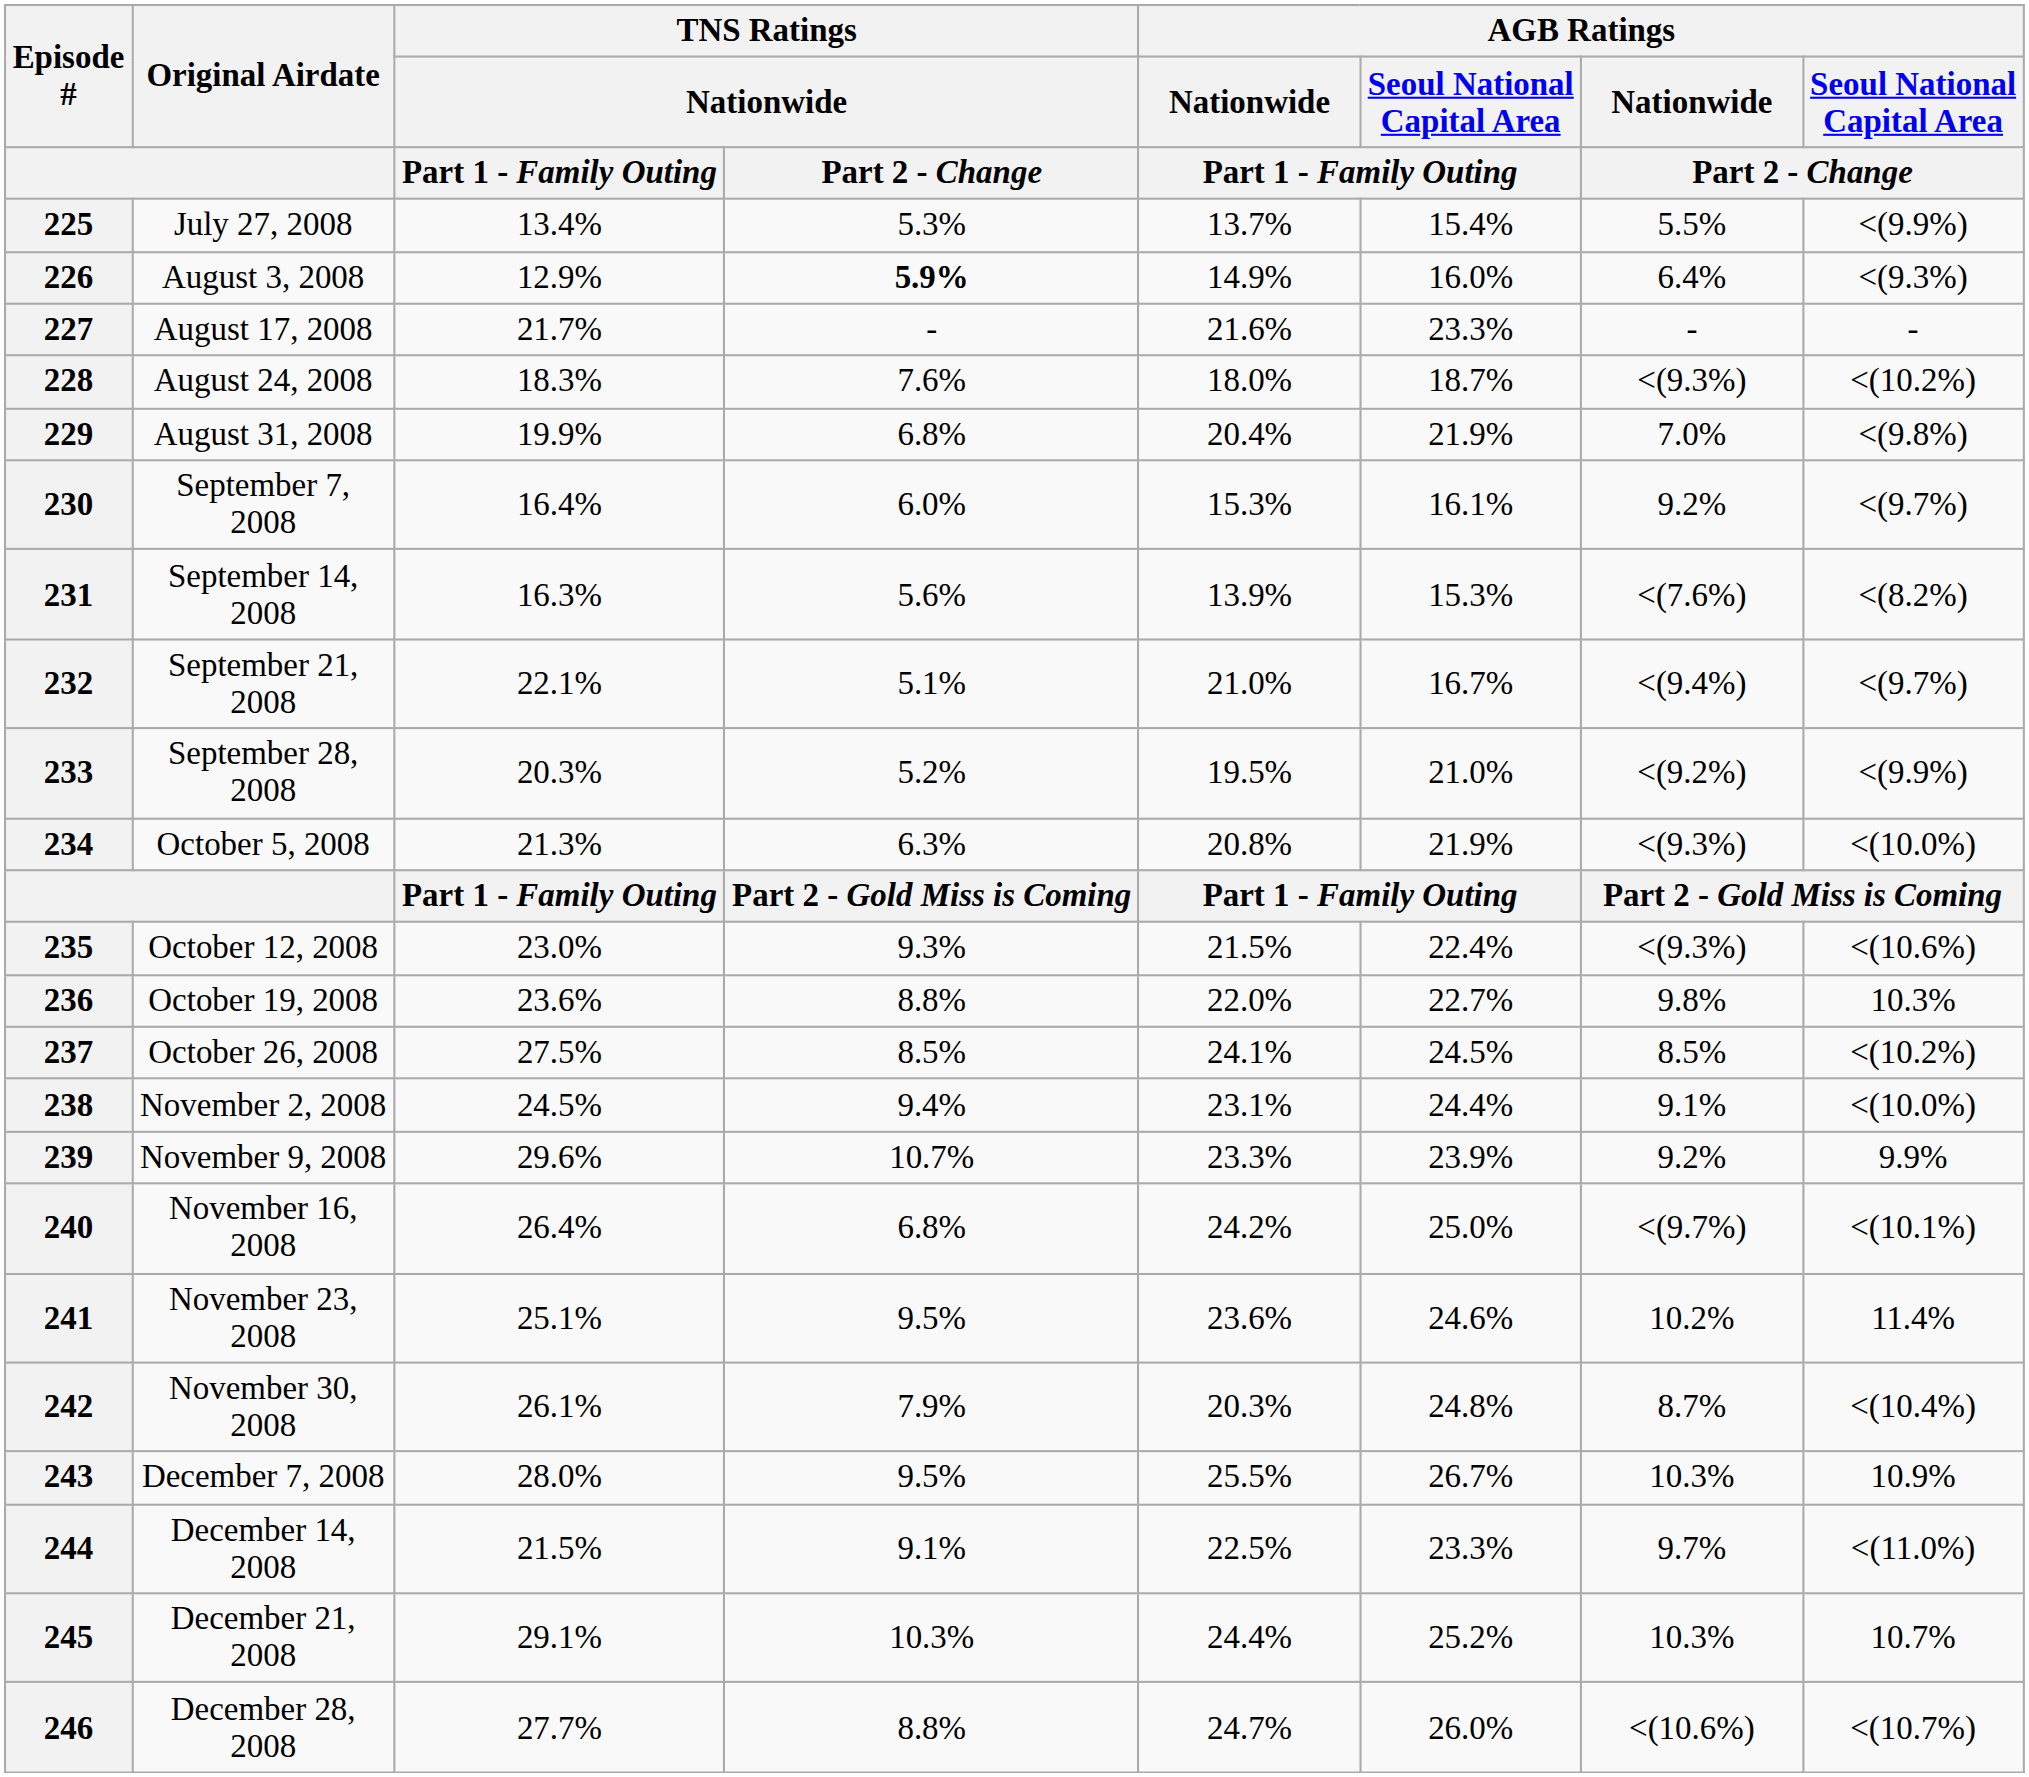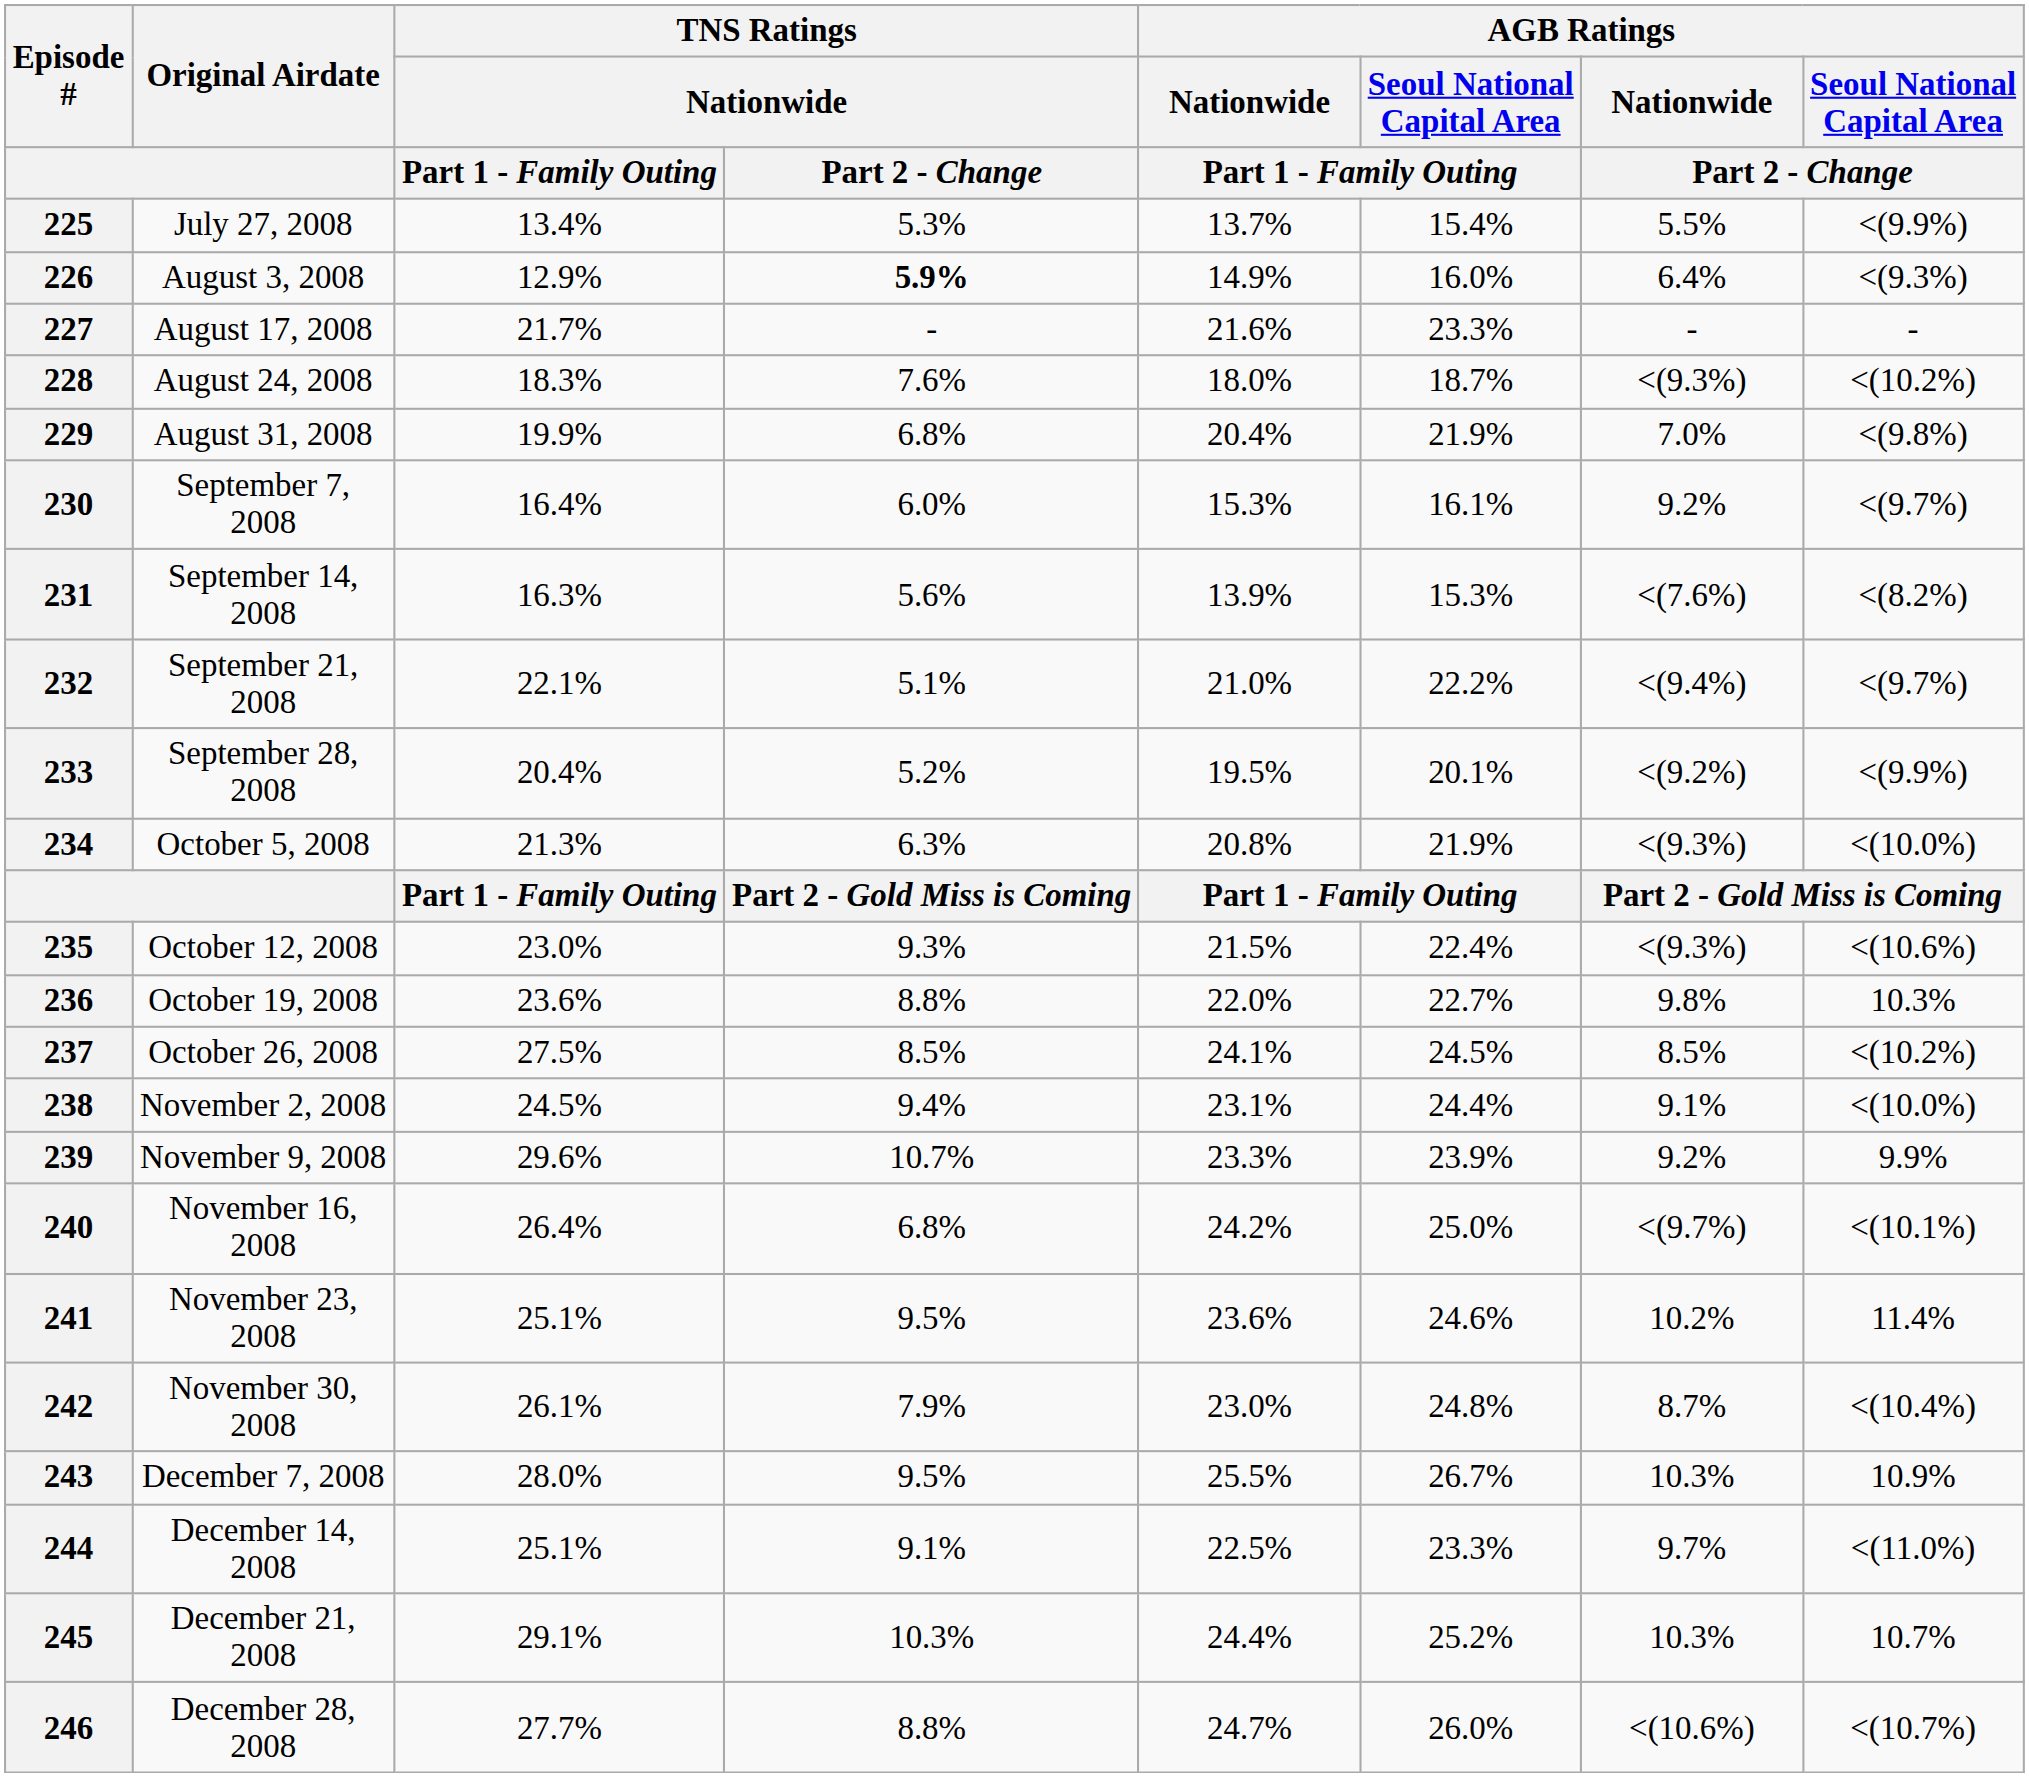(1471, 683) 16.7% -> (1471, 683) 22.2%
(559, 772) 20.3% -> (559, 772) 20.4%
(1471, 772) 21.0% -> (1471, 772) 20.1%
(1250, 1406) 20.3% -> (1250, 1406) 23.0%
(559, 1548) 21.5% -> (559, 1548) 25.1%
